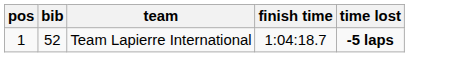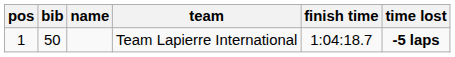+ column: (90, 16)
(52, 39) 52 -> (52, 39) 50
